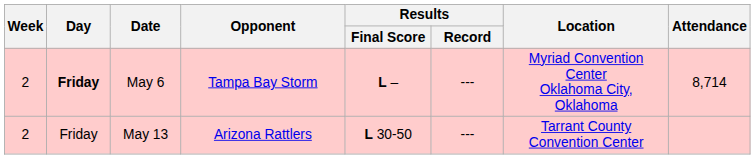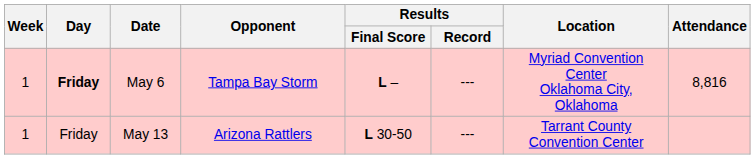(25, 82) 2 -> (25, 82) 1
(709, 82) 8,714 -> (709, 82) 8,816
(25, 135) 2 -> (25, 135) 1
